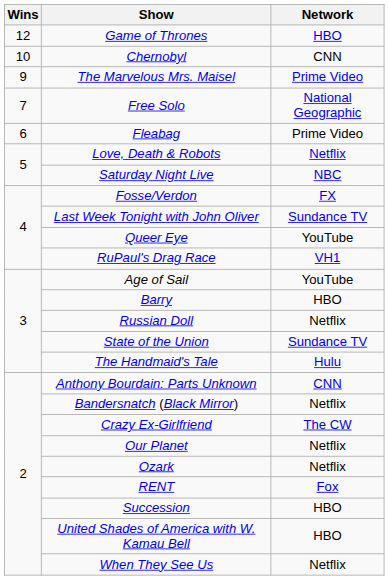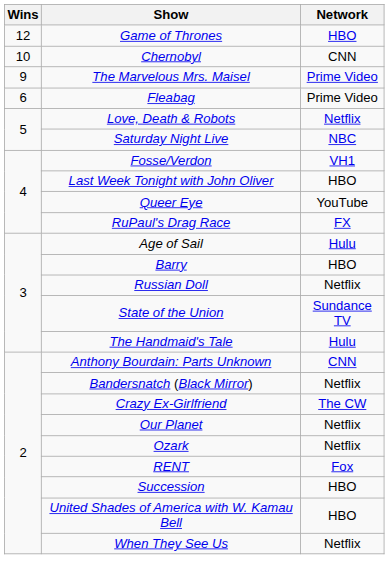- row: (156, 105)
(328, 196) FX -> (342, 160) VH1
(328, 216) Sundance TV -> (342, 181) HBO
(328, 258) VH1 -> (342, 222) FX
(328, 279) YouTube -> (342, 243) Hulu
